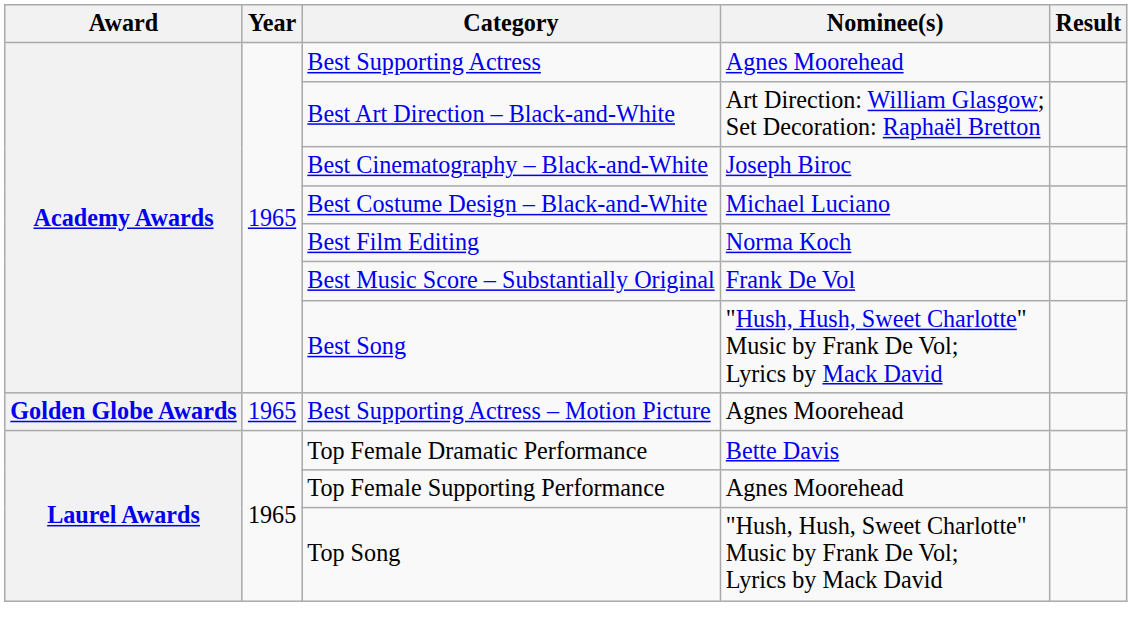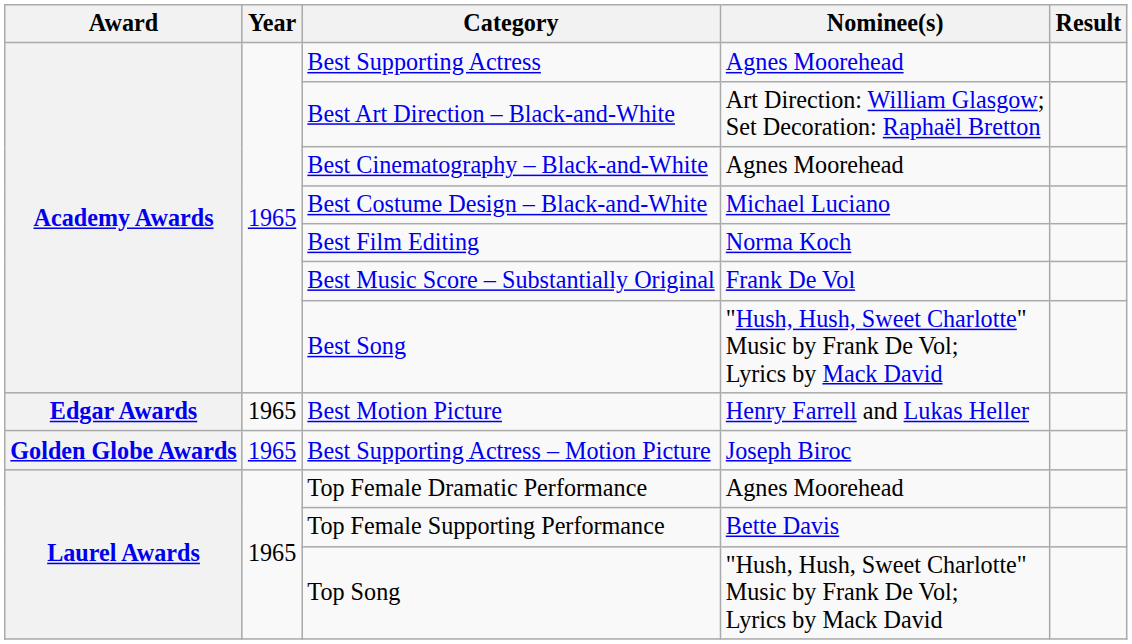(789, 165) Joseph Biroc -> (815, 165) Agnes Moorehead
+ row: (405, 411)
(815, 411) Agnes Moorehead -> (789, 450) Joseph Biroc
(782, 450) Bette Davis -> (815, 488) Agnes Moorehead
(815, 488) Agnes Moorehead -> (782, 526) Bette Davis
